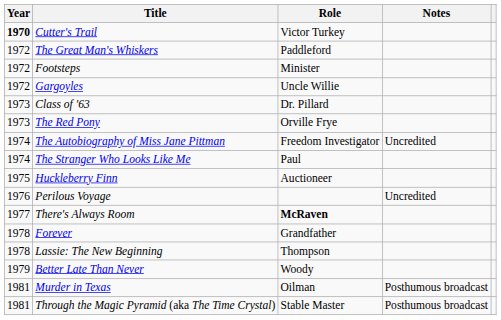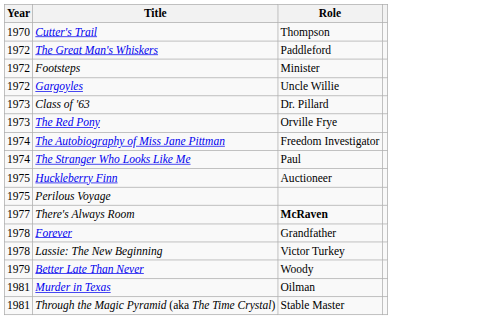- column: (436, 13)
(19, 31) bold -> (19, 31) normal
(313, 31) Victor Turkey -> (305, 31) Thompson
(19, 196) 1976 -> (19, 196) 1975
(305, 251) Thompson -> (313, 251) Victor Turkey
